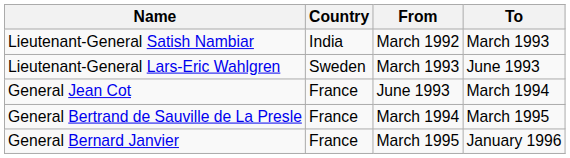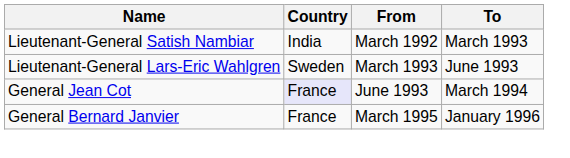(333, 91) no background -> (312, 91) lavender background
- row: (155, 116)
